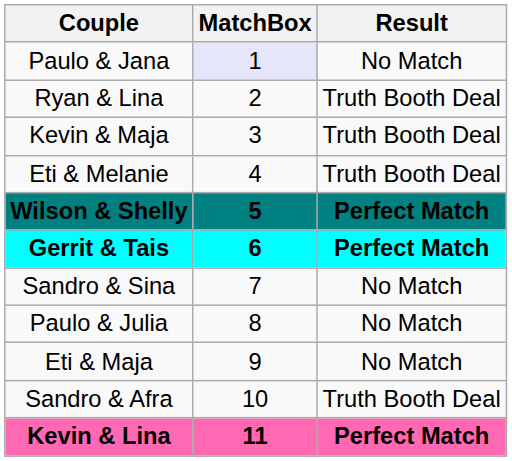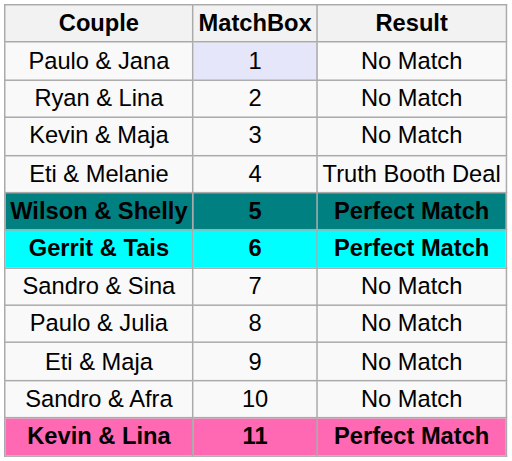(412, 98) Truth Booth Deal -> (412, 98) No Match
(412, 135) Truth Booth Deal -> (412, 135) No Match
(412, 398) Truth Booth Deal -> (412, 398) No Match
